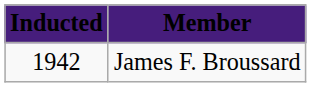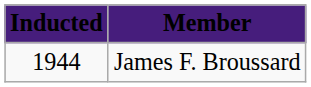(56, 61) 1942 -> (56, 61) 1944
